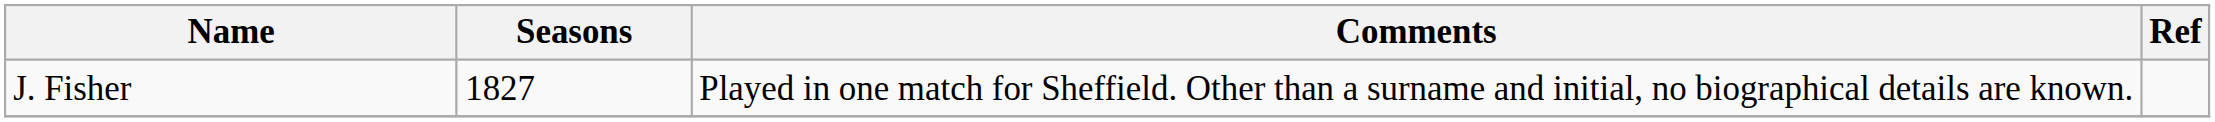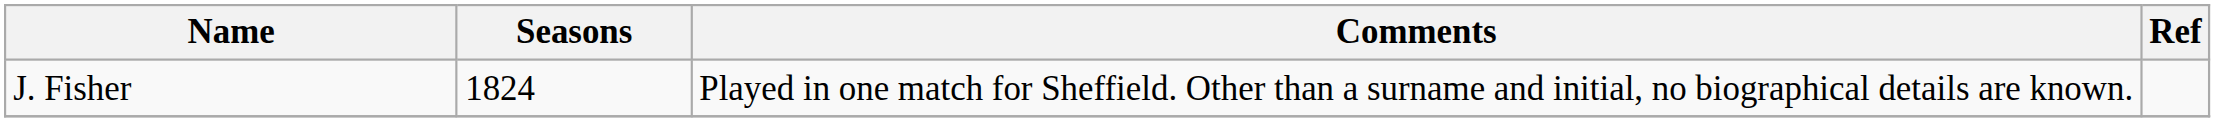(500, 87) 1827 -> (500, 87) 1824
